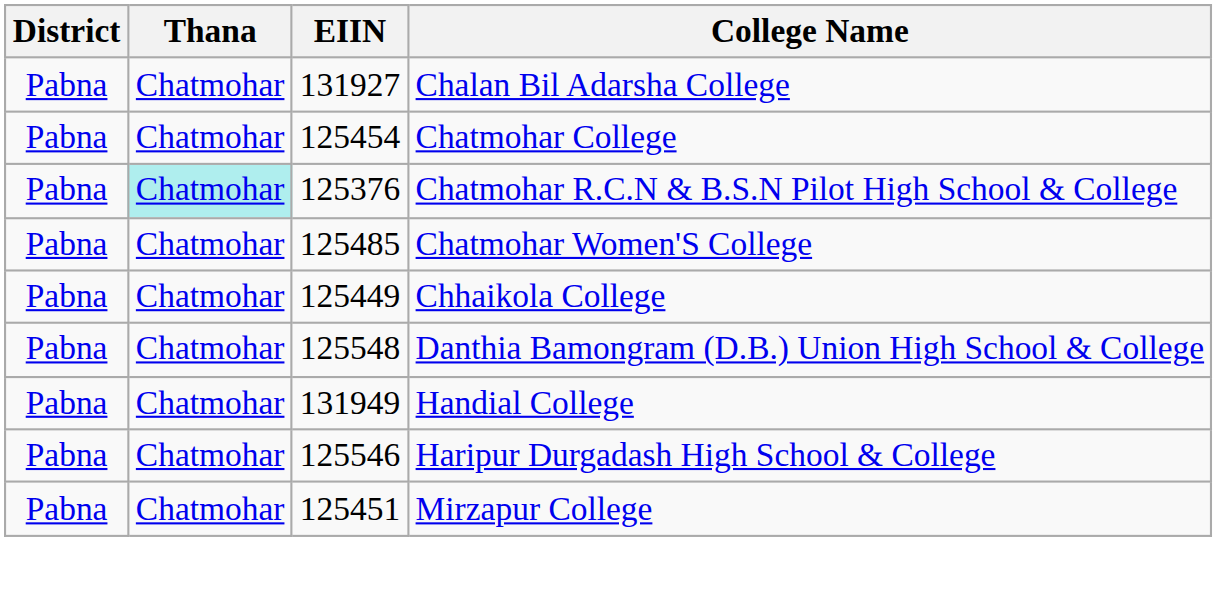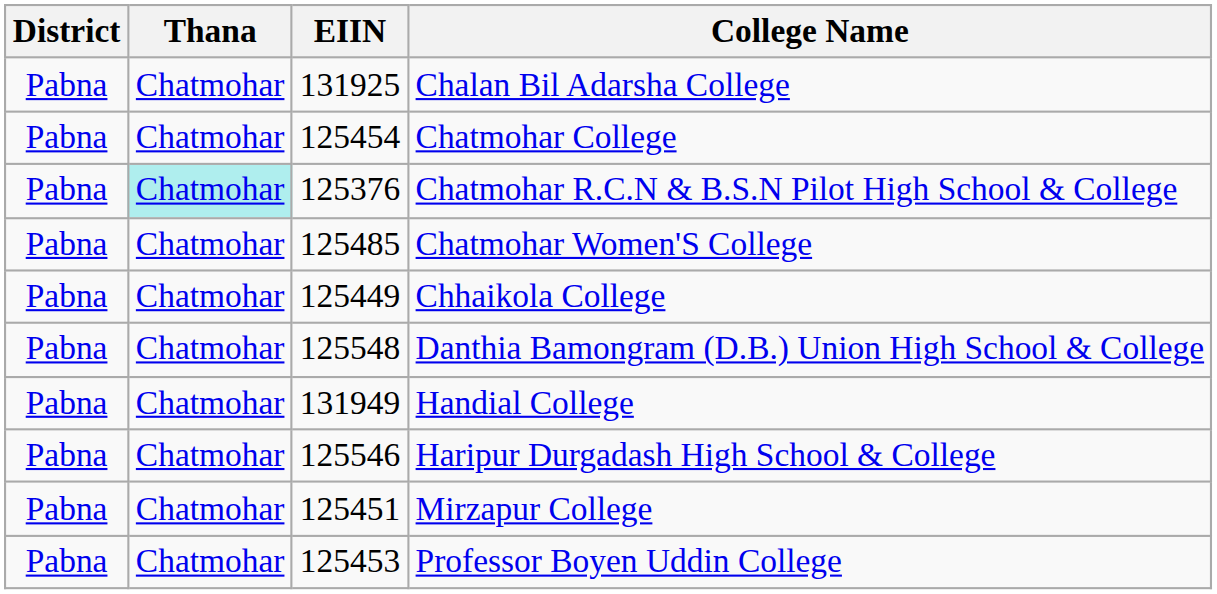(350, 84) 131927 -> (350, 84) 131925
+ row: (629, 561)
